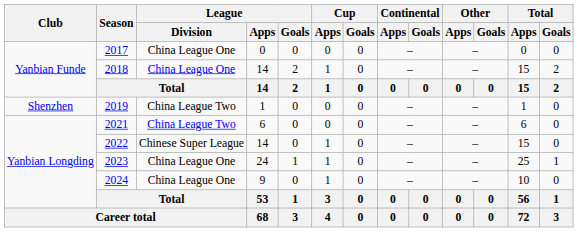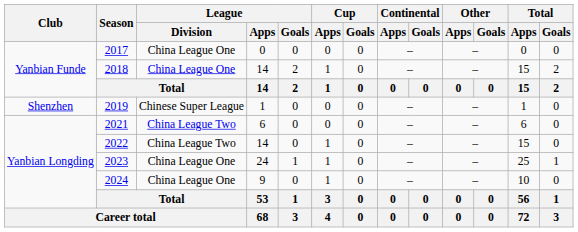(192, 106) China League Two -> (192, 106) Chinese Super League
(192, 143) Chinese Super League -> (192, 143) China League Two
